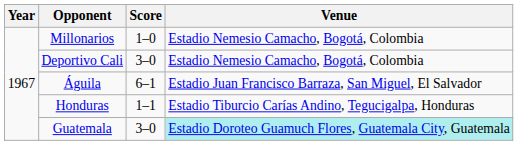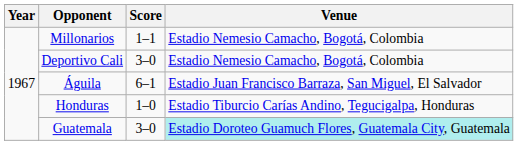(146, 38) 1–0 -> (146, 38) 1–1
(146, 106) 1–1 -> (146, 106) 1–0
